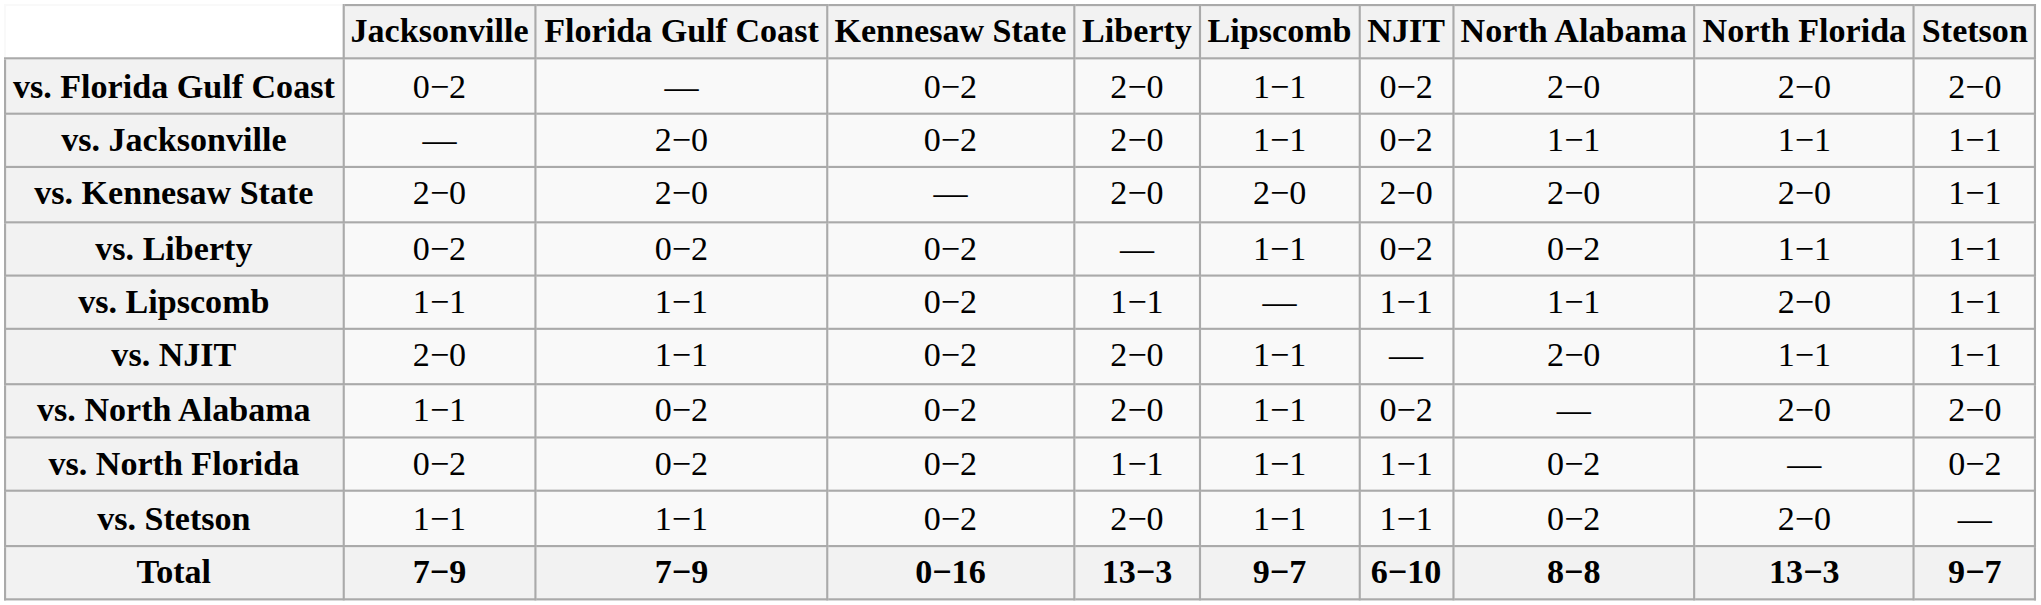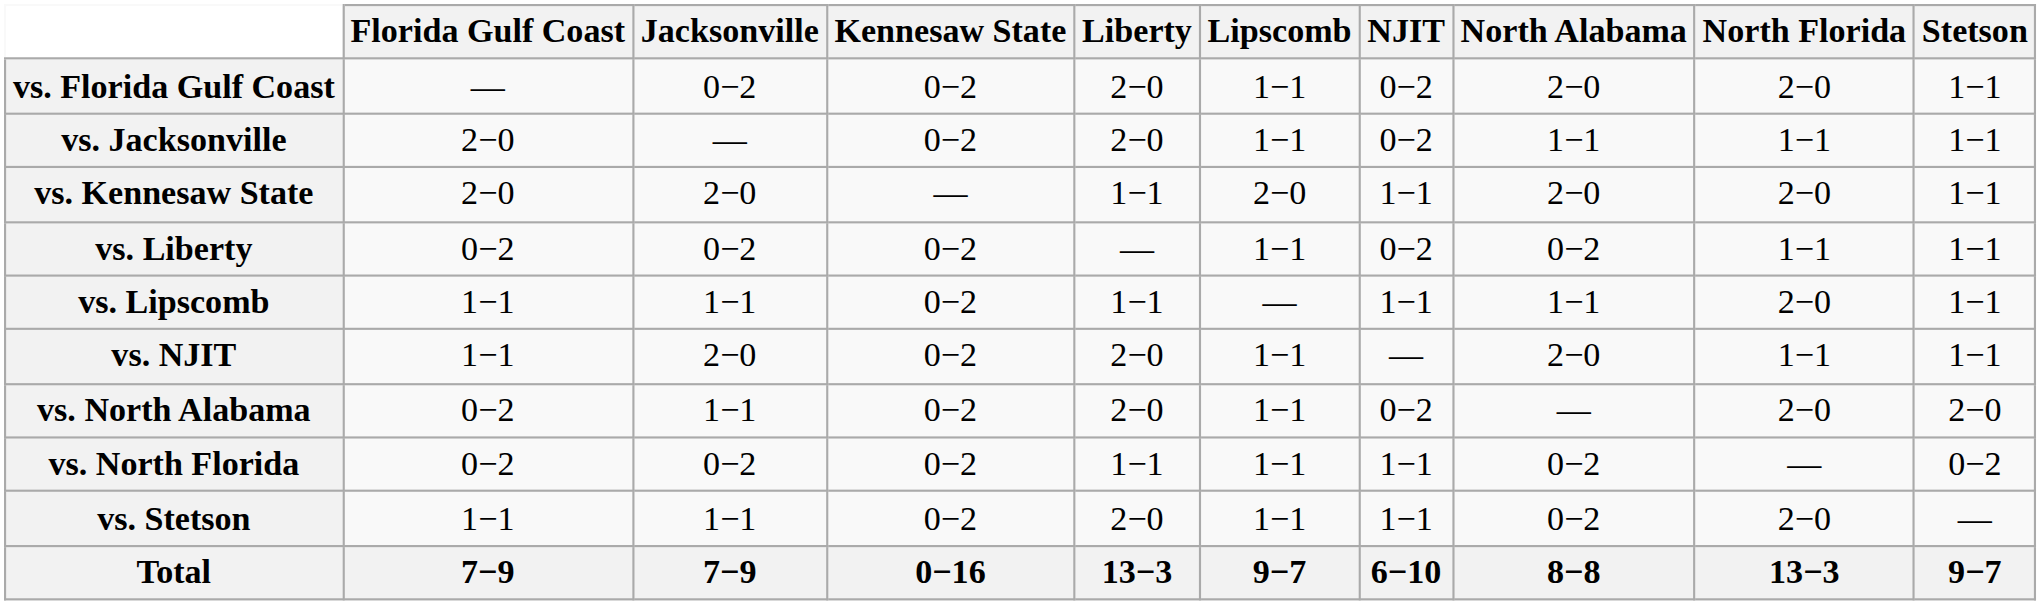columns swapped: (681, 31) <-> (440, 31)
(1975, 85) 2−0 -> (1975, 85) 1−1
(1137, 193) 2−0 -> (1137, 193) 1−1
(1406, 193) 2−0 -> (1406, 193) 1−1
